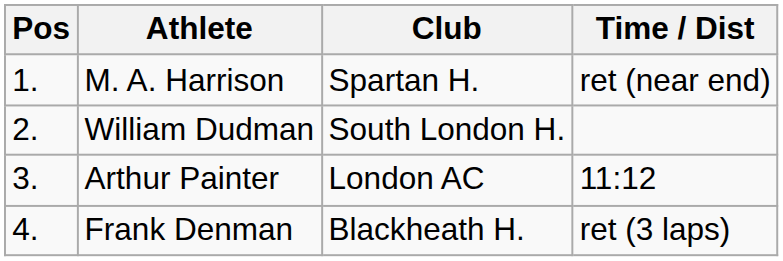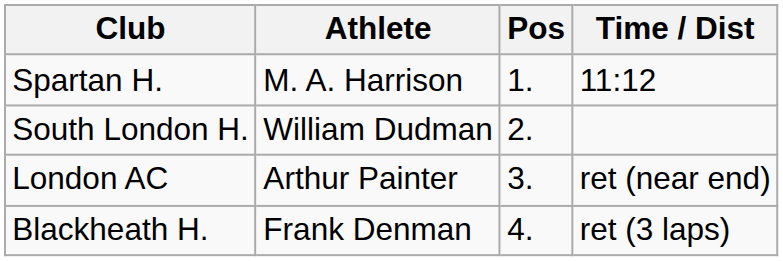columns swapped: (41, 29) <-> (447, 29)
(675, 79) ret (near end) -> (618, 79) 11:12
(618, 179) 11:12 -> (675, 179) ret (near end)
